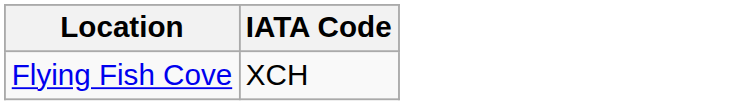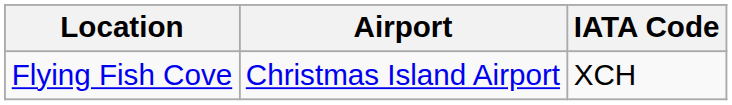+ column: (403, 27)
